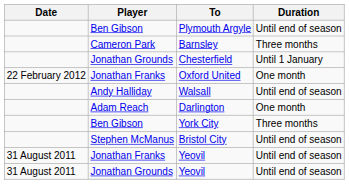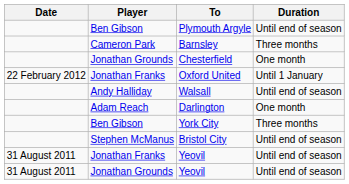(289, 60) Until 1 January -> (281, 60) One month
(281, 76) One month -> (289, 76) Until 1 January
